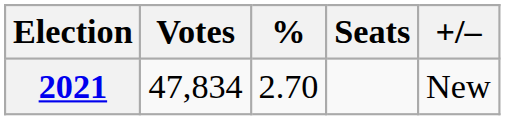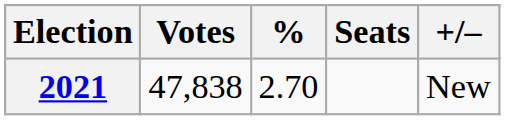(196, 85) 47,834 -> (196, 85) 47,838
